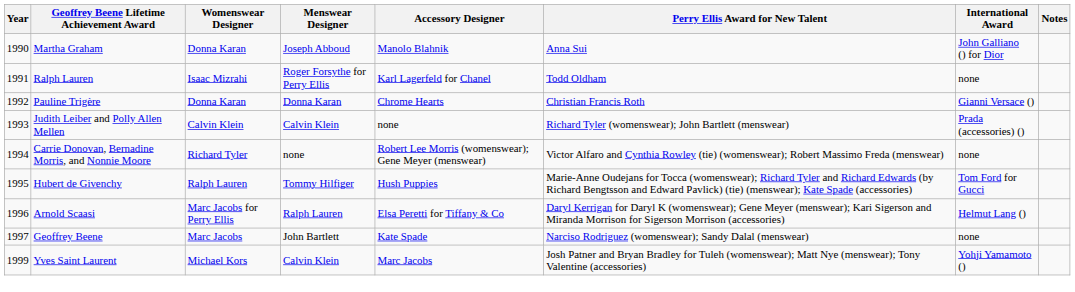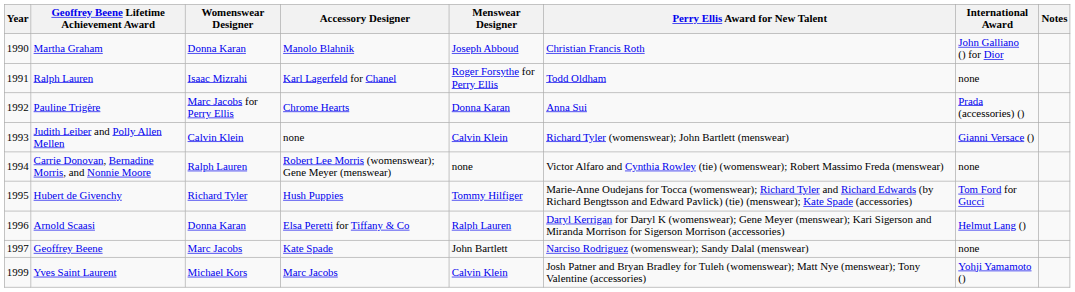columns swapped: (328, 19) <-> (459, 19)
(567, 48) Anna Sui -> (595, 48) Christian Francis Roth
(217, 101) Donna Karan -> (223, 107) Marc Jacobs for Perry Ellis
(595, 101) Christian Francis Roth -> (567, 107) Anna Sui
(996, 101) Gianni Versace () -> (991, 107) Prada (accessories) ()
(991, 124) Prada (accessories) () -> (996, 137) Gianni Versace ()
(217, 154) Richard Tyler -> (217, 166) Ralph Lauren
(217, 183) Ralph Lauren -> (217, 196) Richard Tyler
(223, 213) Marc Jacobs for Perry Ellis -> (217, 225) Donna Karan
